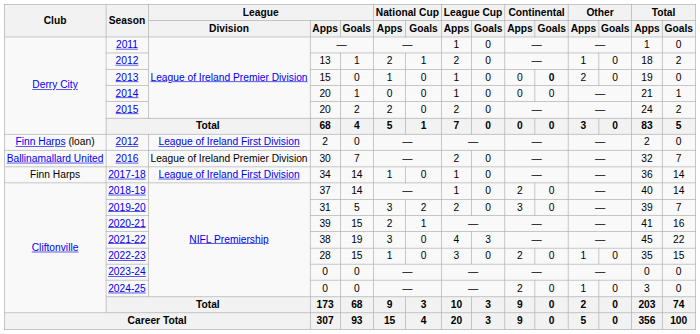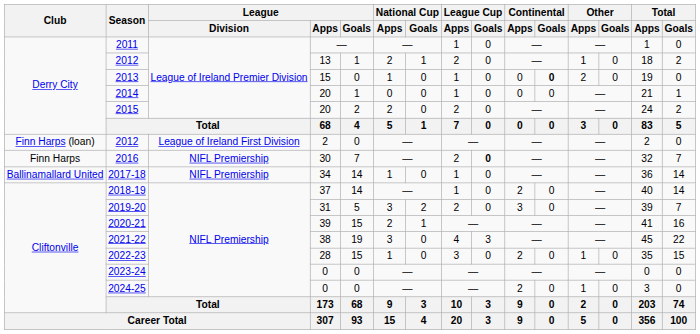(55, 158) Ballinamallard United -> (55, 158) Finn Harps
(229, 158) League of Ireland Premier Division -> (229, 158) NIFL Premiership
(488, 158) normal -> (488, 158) bold
(55, 175) Finn Harps -> (55, 175) Ballinamallard United
(229, 175) League of Ireland First Division -> (229, 175) NIFL Premiership
